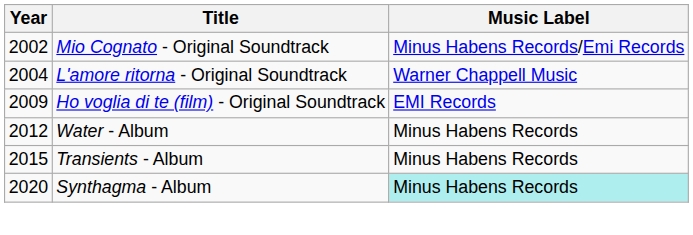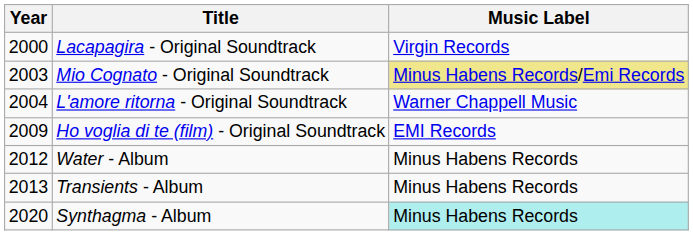+ row: (186, 46)
(28, 46) 2002 -> (28, 74) 2003
(539, 46) no background -> (539, 74) khaki background
(28, 159) 2015 -> (28, 187) 2013
